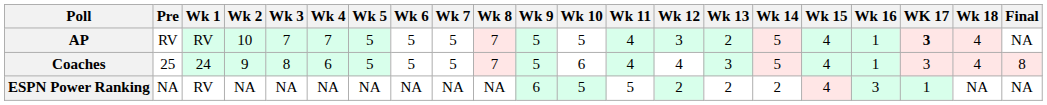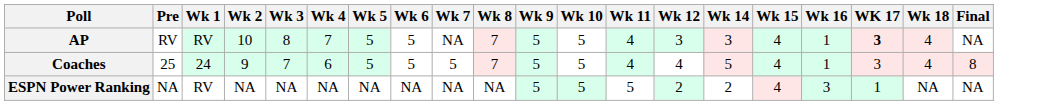- column: (728, 16)
(286, 40) 7 -> (286, 40) 8
(453, 40) 5 -> (453, 40) NA
(777, 40) 5 -> (728, 40) 3
(286, 64) 8 -> (286, 64) 7
(582, 64) 6 -> (582, 64) 5
(536, 87) 6 -> (536, 87) 5
